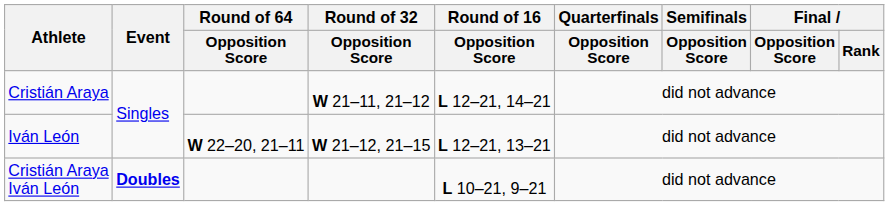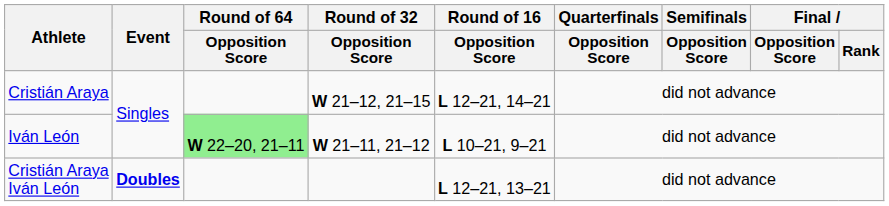(371, 102) W 21–11, 21–12 -> (371, 102) W 21–12, 21–15
(246, 145) no background -> (246, 145) lightgreen background
(371, 145) W 21–12, 21–15 -> (371, 145) W 21–11, 21–12
(494, 145) L 12–21, 13–21 -> (494, 145) L 10–21, 9–21
(494, 189) L 10–21, 9–21 -> (494, 189) L 12–21, 13–21
